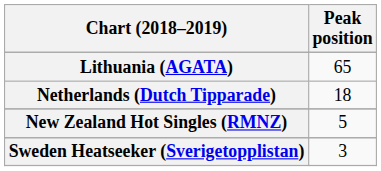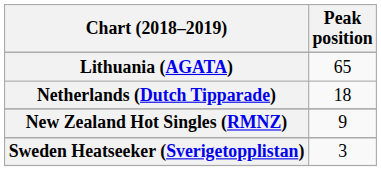(343, 123) 5 -> (343, 123) 9
